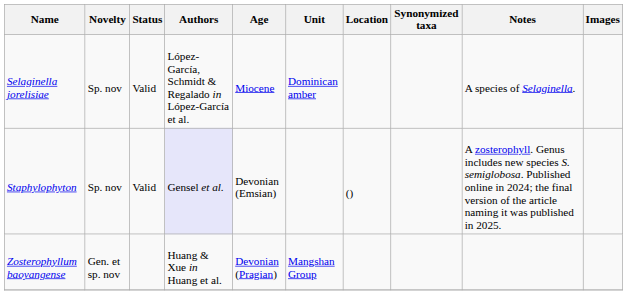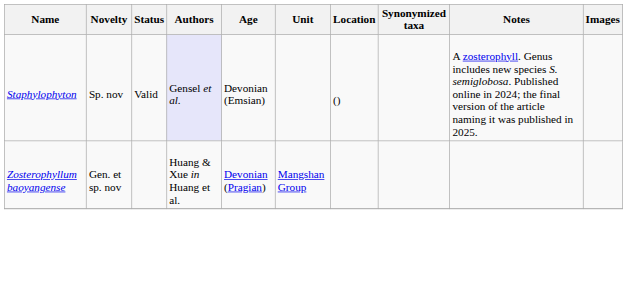- row: (32, 87)
